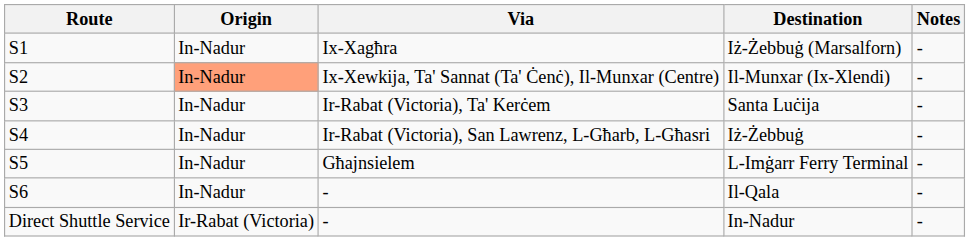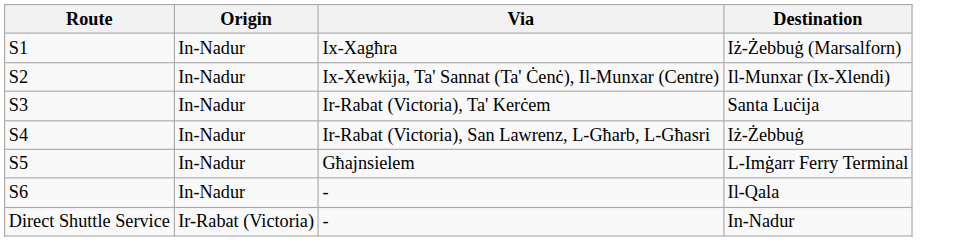- column: (938, 18)
(212, 76) lightsalmon background -> (212, 76) no background
